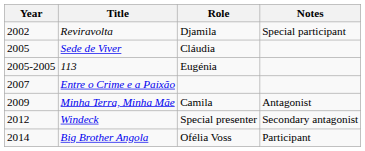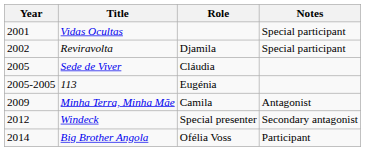+ row: (92, 31)
- row: (118, 84)
